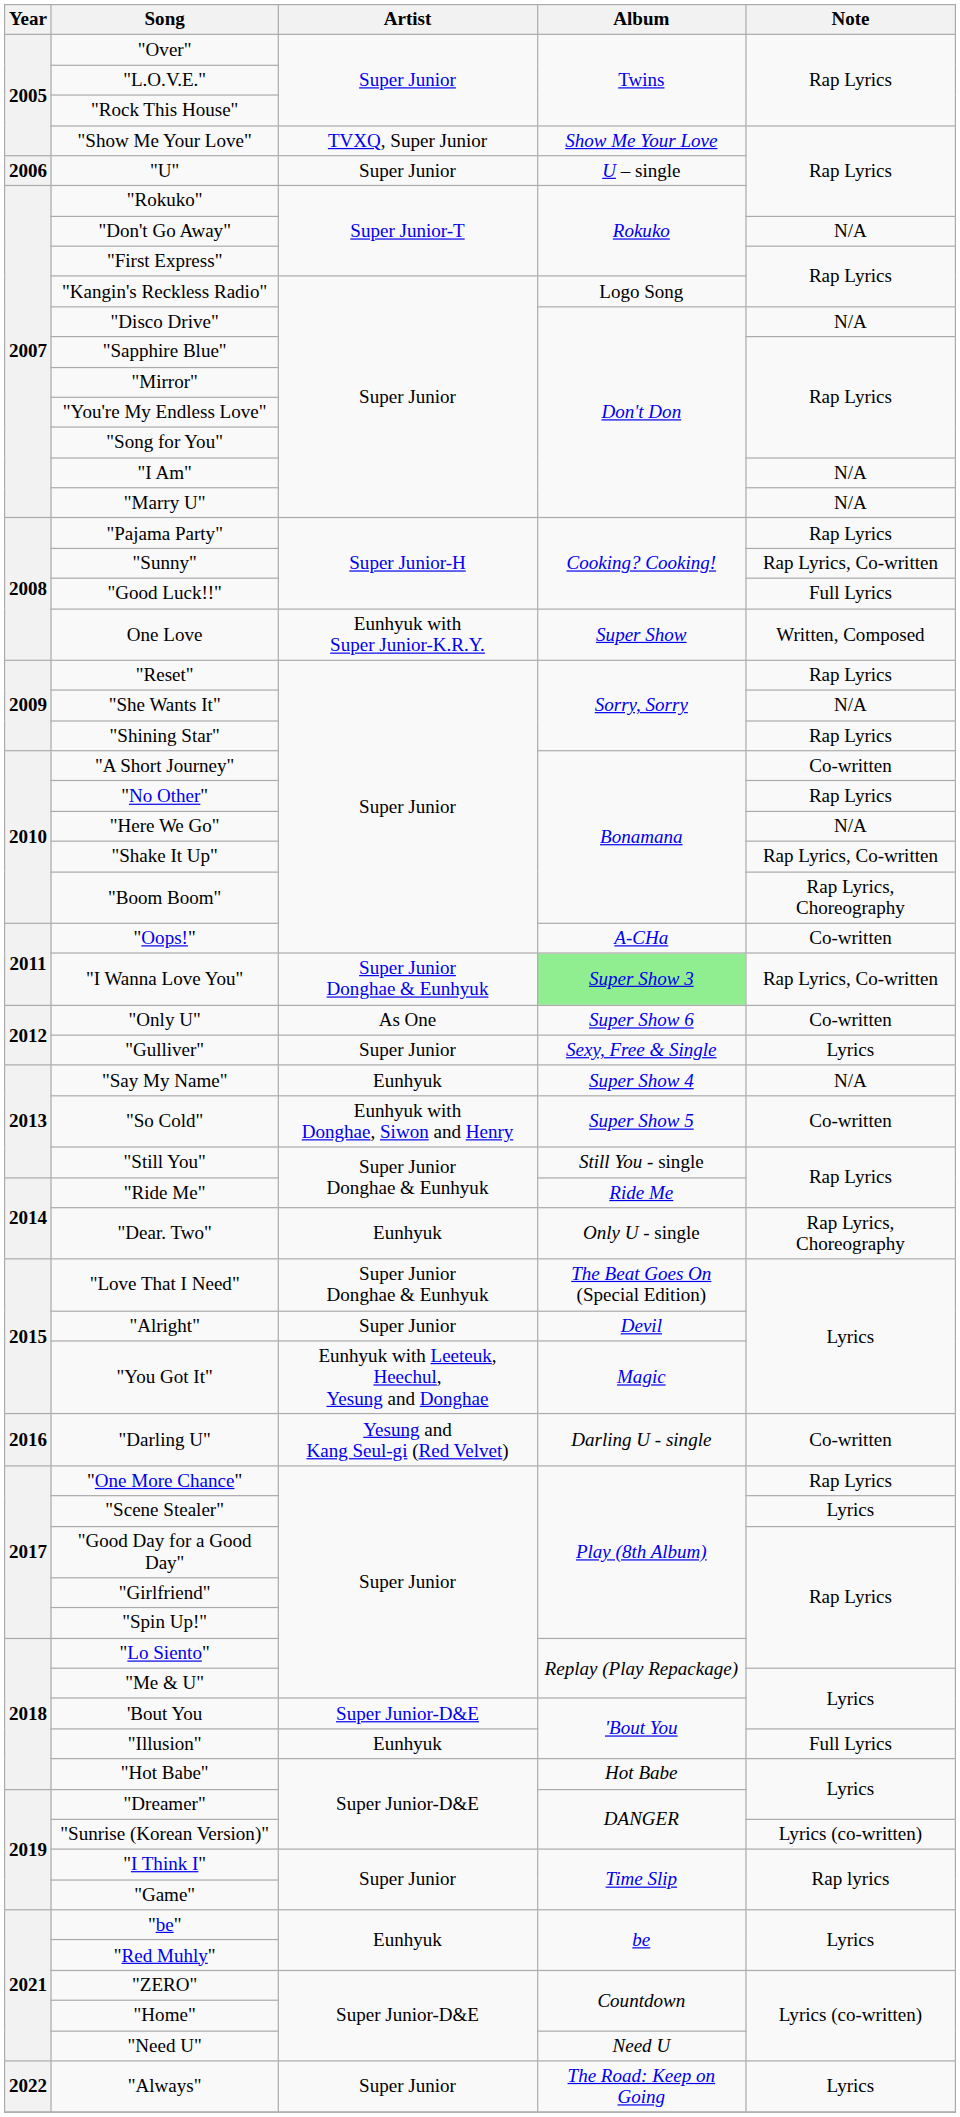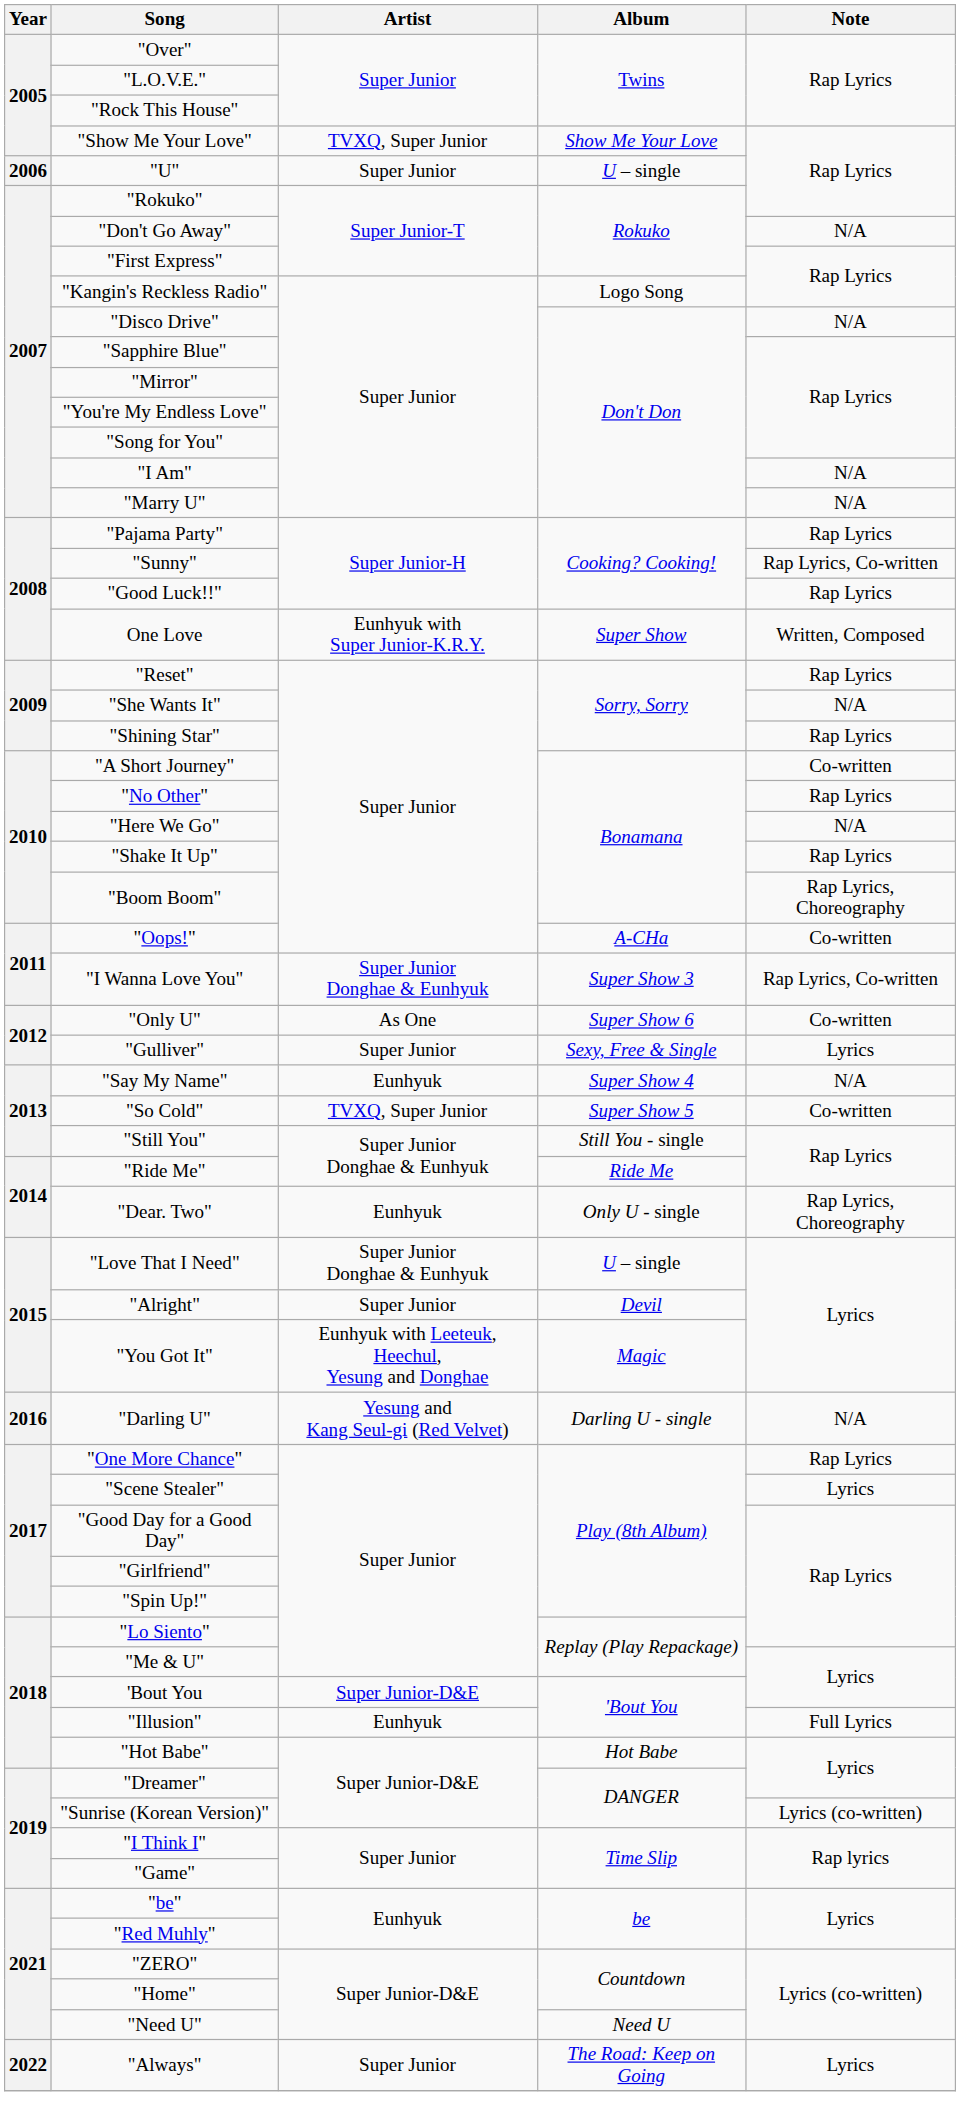(850, 593) Full Lyrics -> (850, 593) Rap Lyrics
(850, 856) Rap Lyrics, Co-written -> (850, 856) Rap Lyrics
(641, 979) lightgreen background -> (641, 979) no background
(408, 1121) Eunhyuk with Donghae, Siwon and Henry -> (407, 1110) TVXQ, Super Junior
(641, 1284) The Beat Goes On (Special Edition) -> (641, 1263) U – single
(850, 1439) Co-written -> (850, 1418) N/A
